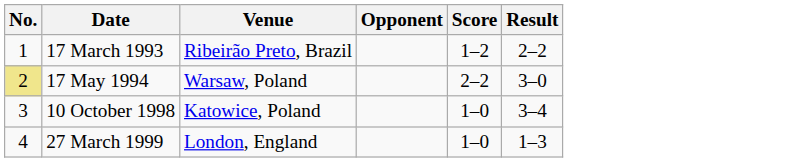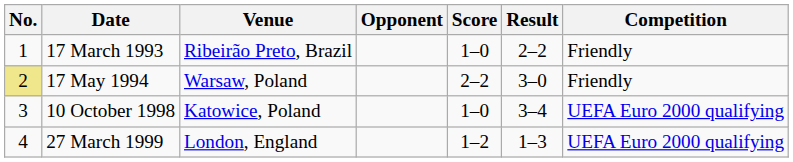+ column: (676, 19)
(475, 50) 1–2 -> (475, 50) 1–0
(475, 141) 1–0 -> (475, 141) 1–2
